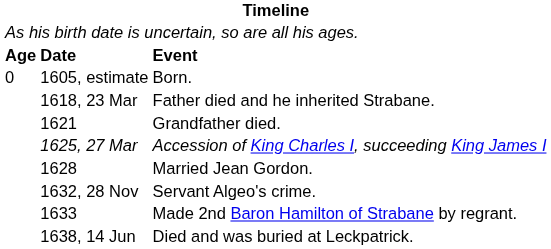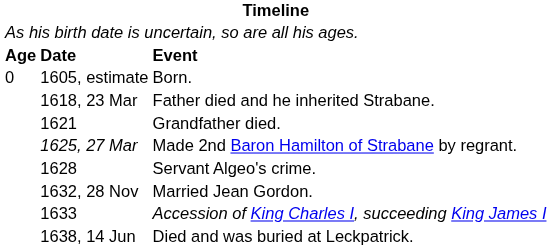(350, 146) Accession of King Charles I, succeeding King James I -> (335, 146) Made 2nd Baron Hamilton of Strabane by regrant.
(233, 168) Married Jean Gordon. -> (234, 168) Servant Algeo's crime.
(234, 191) Servant Algeo's crime. -> (233, 191) Married Jean Gordon.
(335, 214) Made 2nd Baron Hamilton of Strabane by regrant. -> (350, 214) Accession of King Charles I, succeeding King James I
